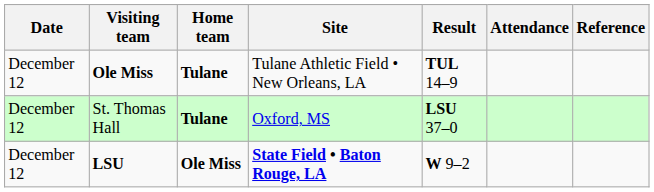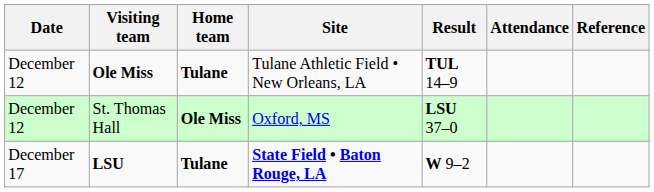(204, 118) Tulane -> (211, 118) Ole Miss
(41, 164) December 12 -> (41, 164) December 17
(211, 164) Ole Miss -> (204, 164) Tulane
